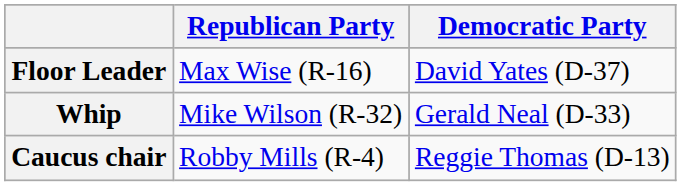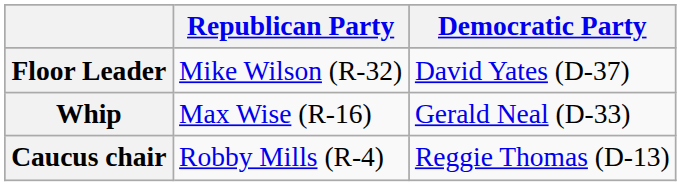(275, 69) Max Wise (R-16) -> (291, 69) Mike Wilson (R-32)
(291, 113) Mike Wilson (R-32) -> (275, 113) Max Wise (R-16)
